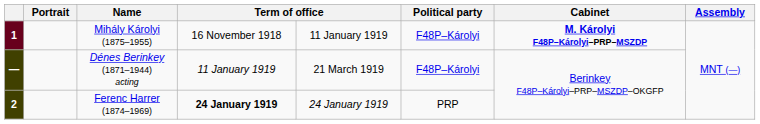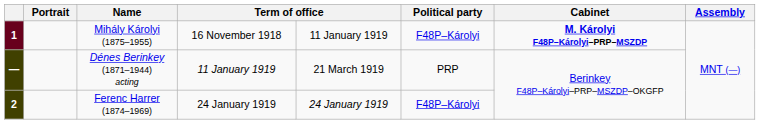(448, 70) F48P–Károlyi -> (448, 70) PRP
(237, 104) bold -> (237, 104) normal
(448, 104) PRP -> (448, 104) F48P–Károlyi
